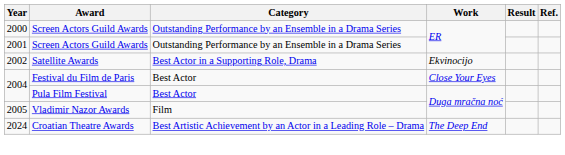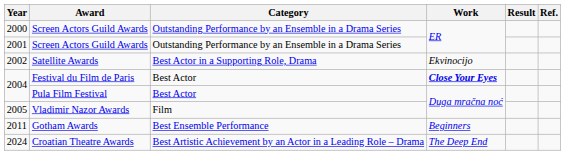(462, 77) normal -> (463, 77) bold
+ row: (17, 126)
